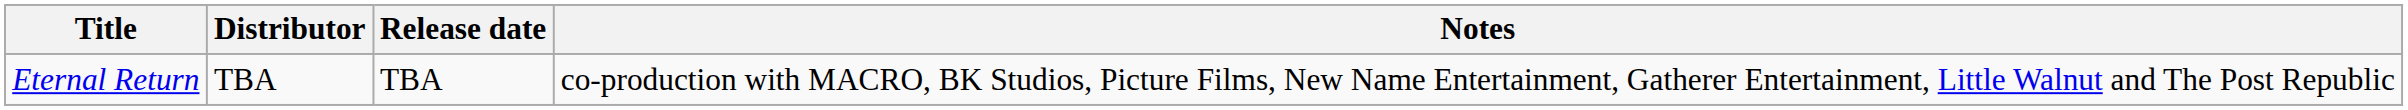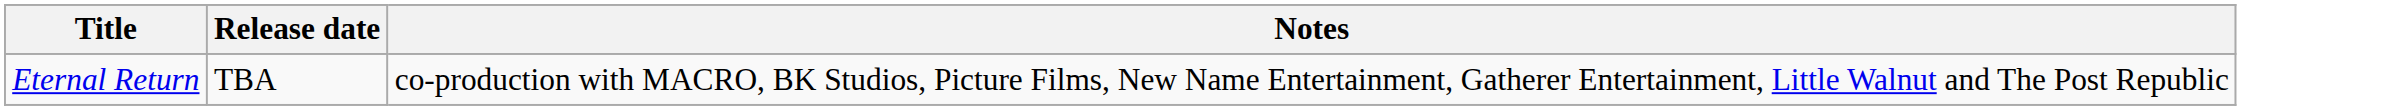- column: (290, 29)
